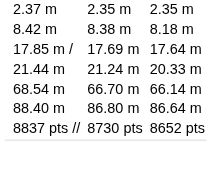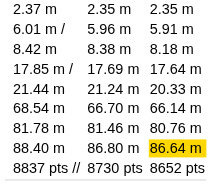+ row: (39, 29)
+ row: (39, 128)
(176, 108) no background -> (176, 148) gold background
